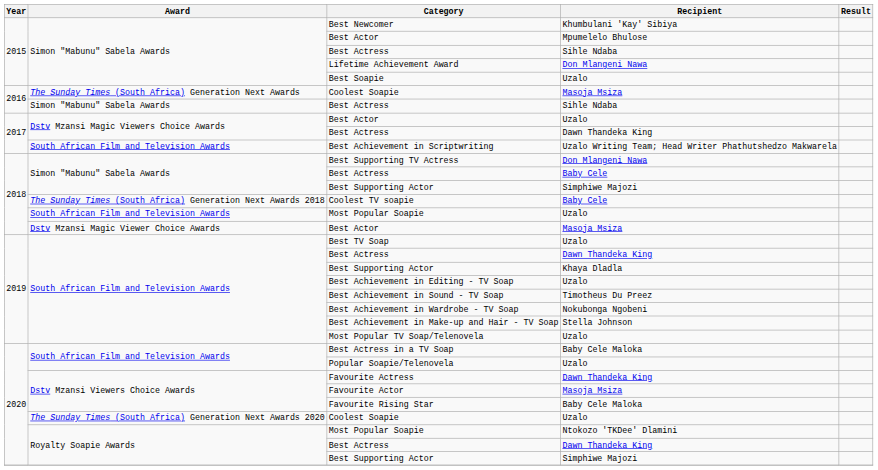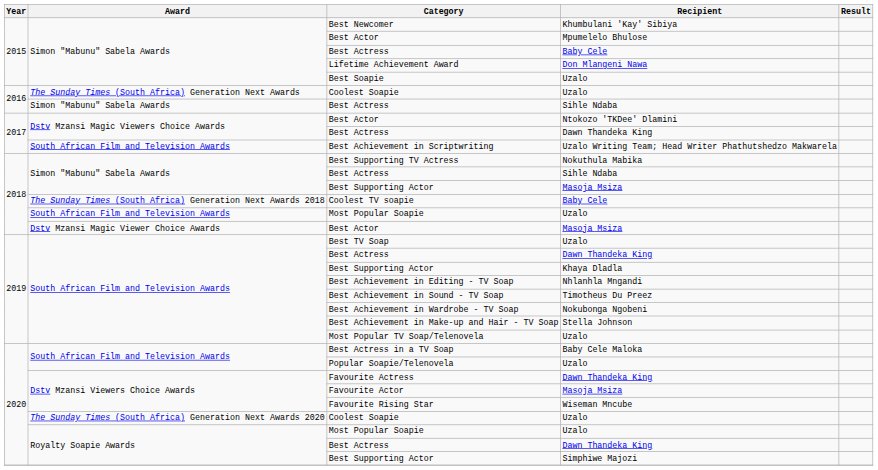(590, 52) Sihle Ndaba -> (585, 52) Baby Cele
(592, 92) Masoja Msiza -> (575, 92) Uzalo
(575, 120) Uzalo -> (620, 120) Ntokozo 'TKDee' Dlamini
(605, 160) Don Mlangeni Nawa -> (602, 160) Nokuthula Mabika
(585, 174) Baby Cele -> (590, 174) Sihle Ndaba
(600, 187) Simphiwe Majozi -> (592, 187) Masoja Msiza
(575, 282) Uzalo -> (602, 282) Nhlanhla Mngandi
(602, 404) Baby Cele Maloka -> (597, 404) Wiseman Mncube
(620, 431) Ntokozo 'TKDee' Dlamini -> (575, 431) Uzalo
